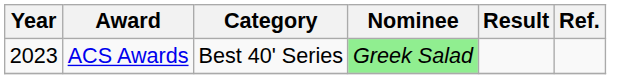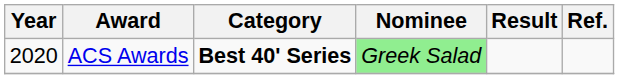(34, 55) 2023 -> (34, 55) 2020
(271, 55) normal -> (275, 55) bold
